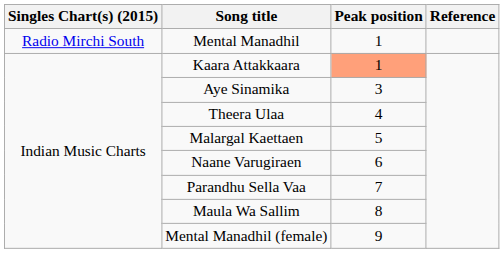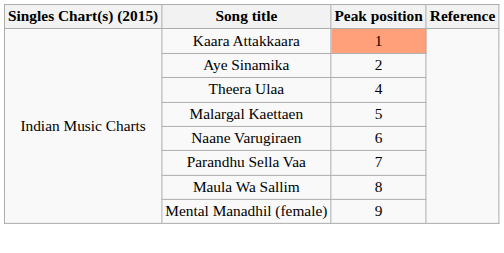- row: (246, 41)
(379, 89) 3 -> (379, 65) 2
